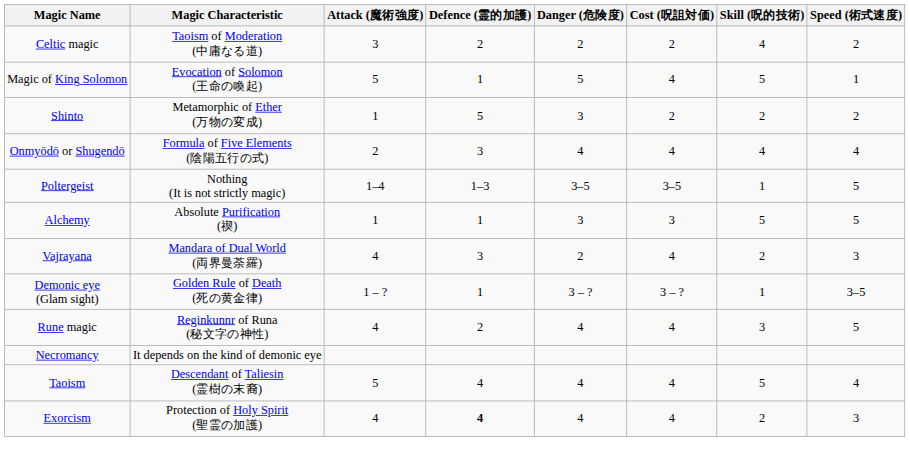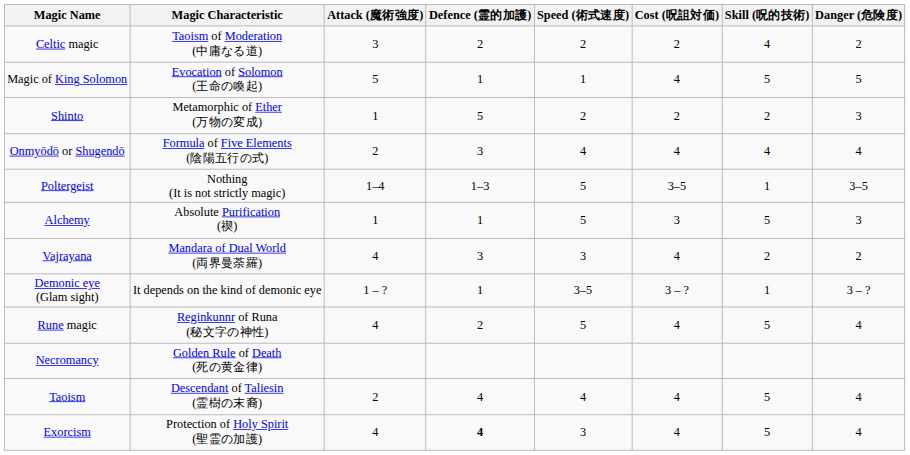columns swapped: (856, 15) <-> (580, 15)
(227, 291) Golden Rule of Death (死の黄金律) -> (227, 290) It depends on the kind of demonic eye
(762, 327) 3 -> (767, 325) 5
(227, 355) It depends on the kind of demonic eye -> (227, 360) Golden Rule of Death (死の黄金律)
(375, 382) 5 -> (375, 396) 2
(762, 418) 2 -> (767, 432) 5
